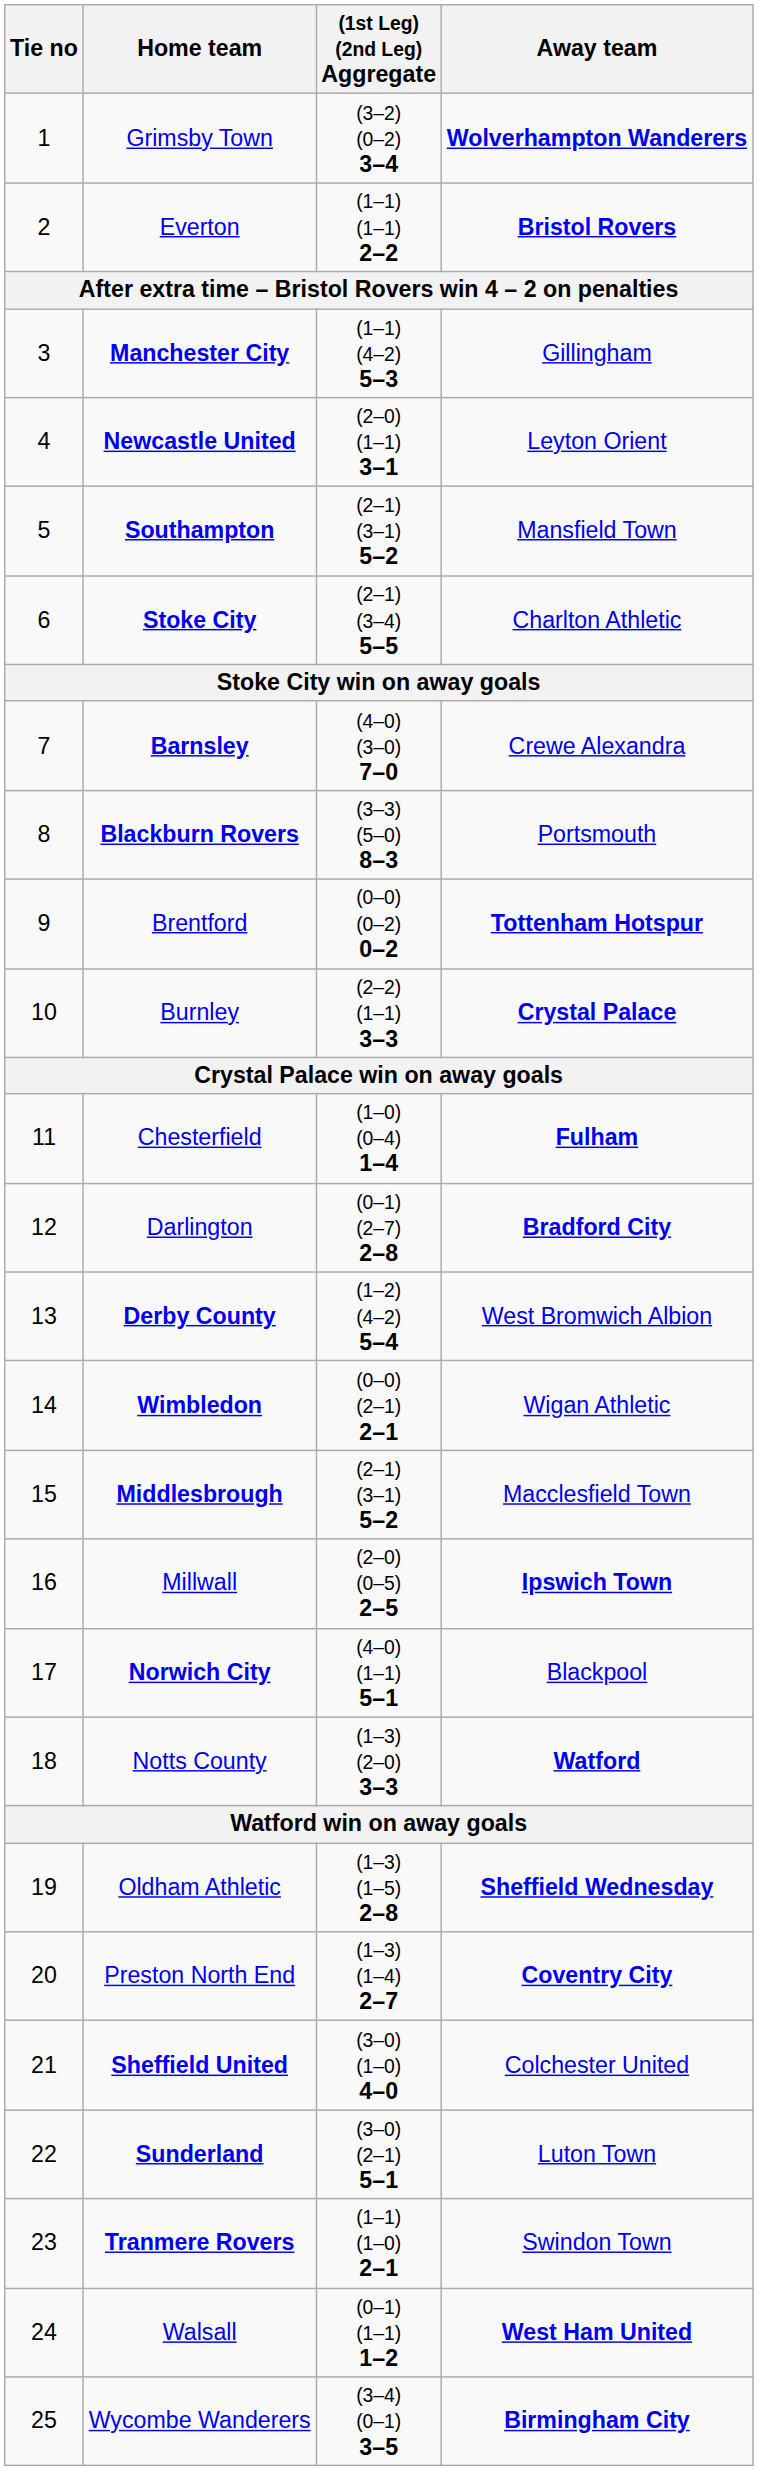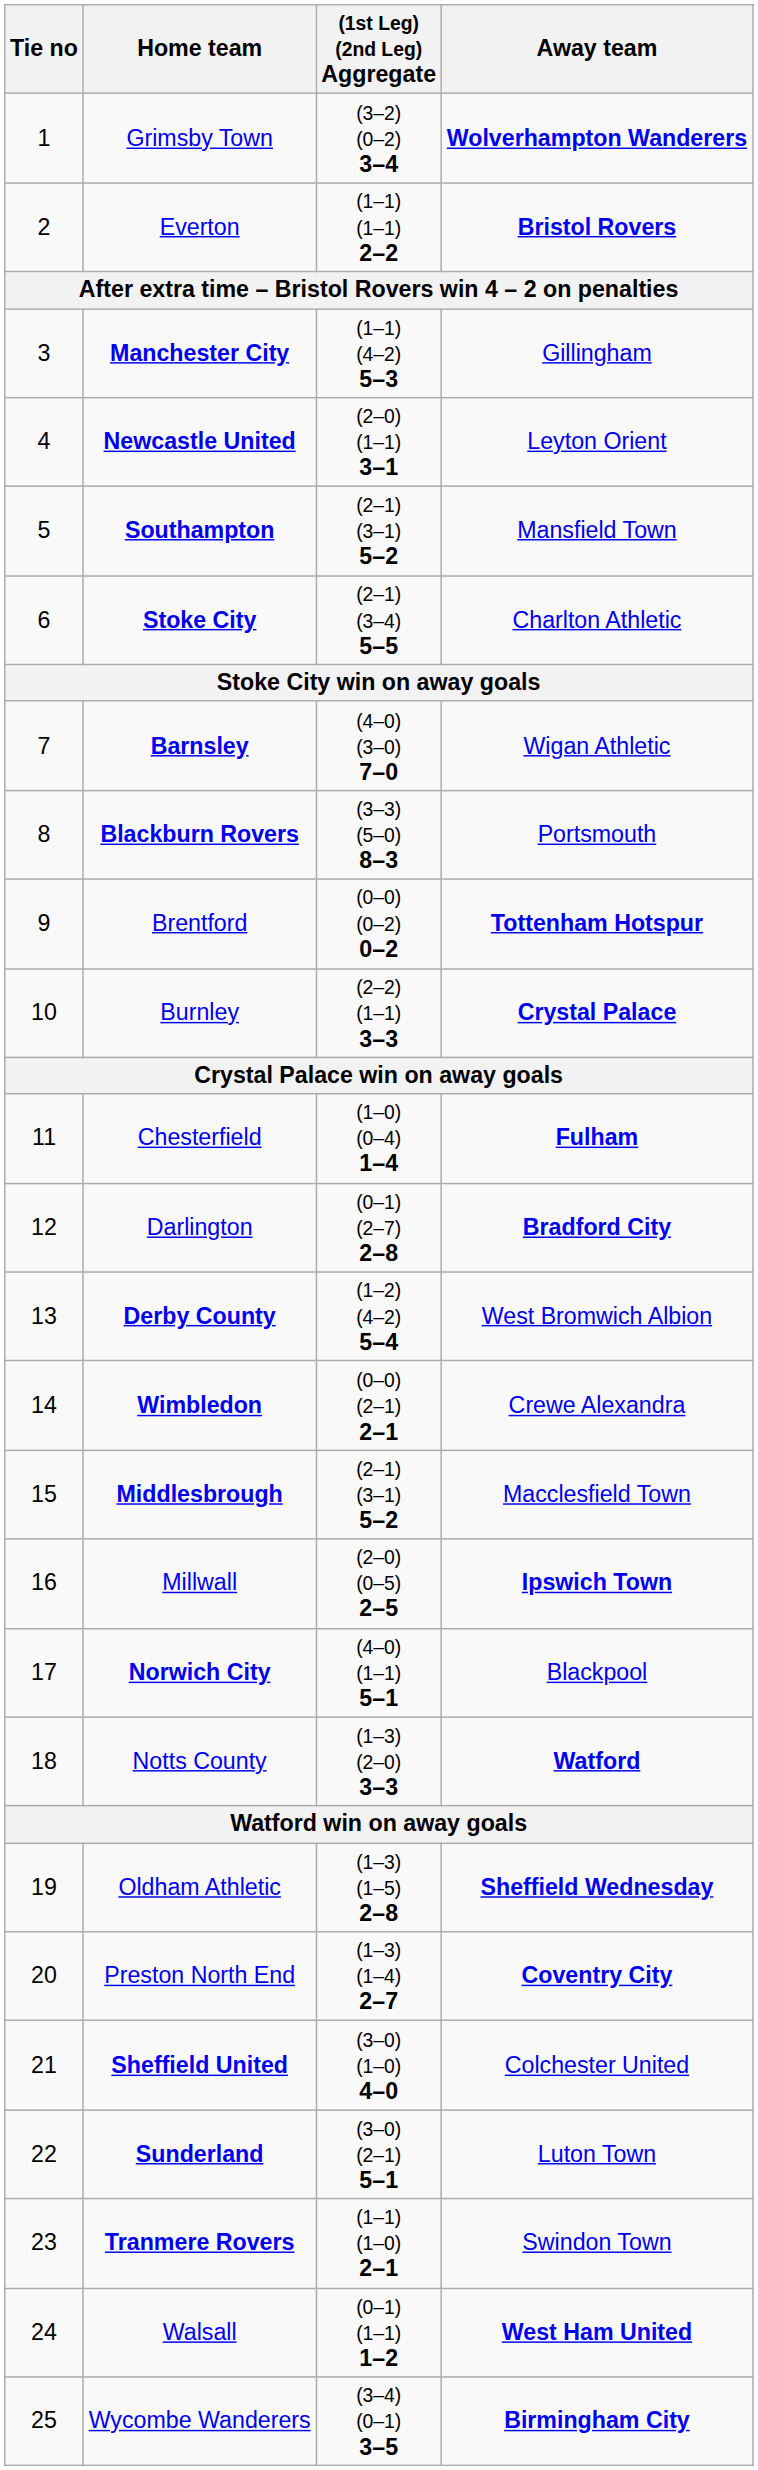(597, 745) Crewe Alexandra -> (597, 745) Wigan Athletic
(597, 1405) Wigan Athletic -> (597, 1405) Crewe Alexandra
